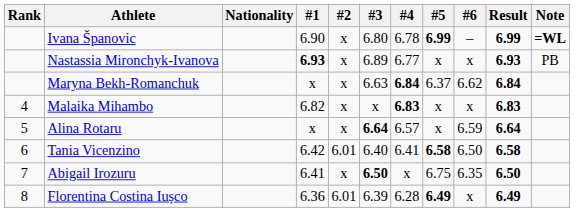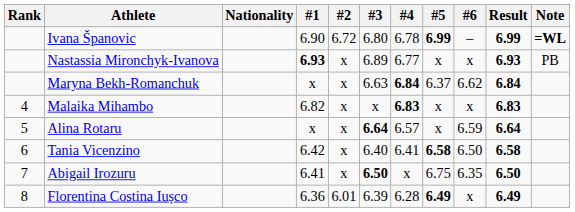(344, 38) x -> (344, 38) 6.72
(344, 151) 6.01 -> (344, 151) x
